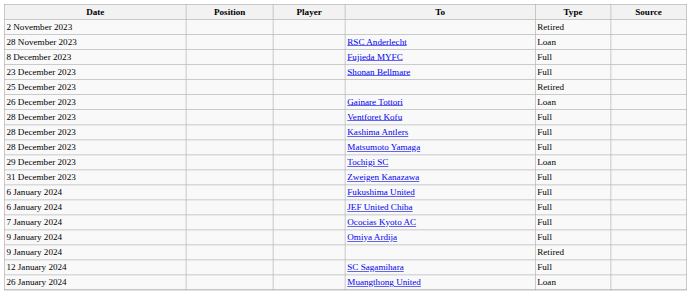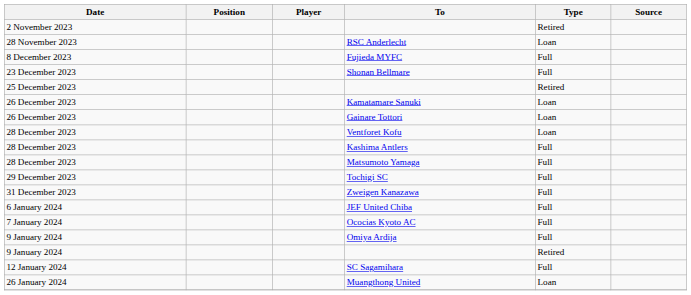+ row: (41, 102)
(545, 117) Full -> (547, 132) Loan
(547, 162) Loan -> (545, 177) Full
- row: (34, 192)
